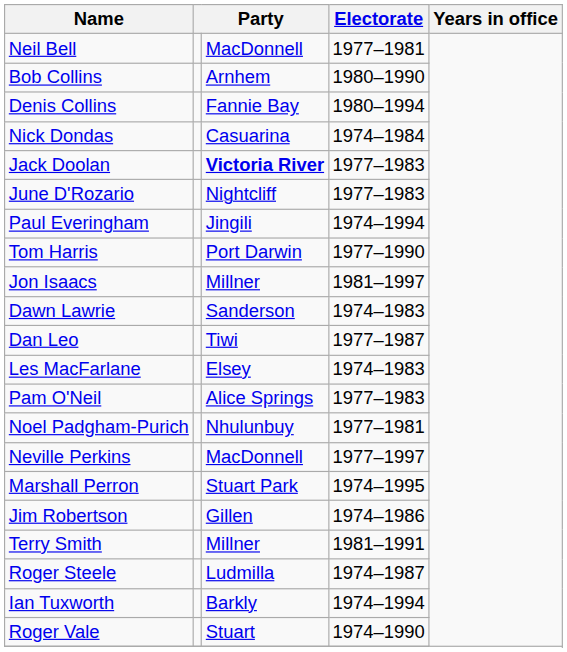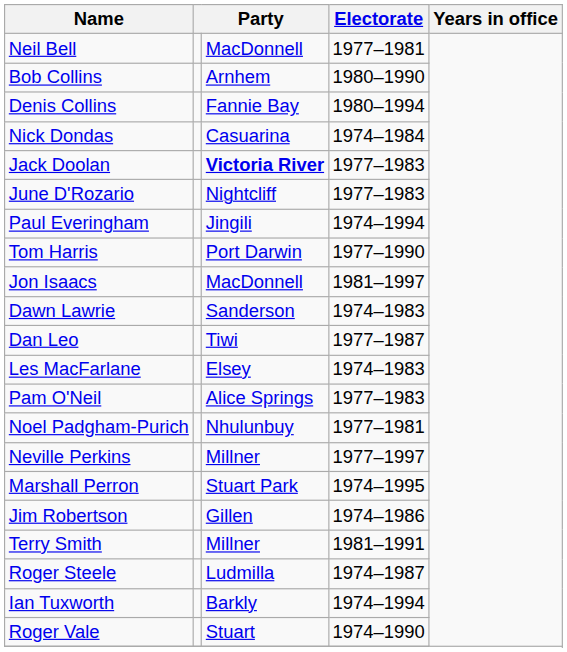(233, 281) Millner -> (254, 281) MacDonnell
(254, 456) MacDonnell -> (233, 456) Millner
